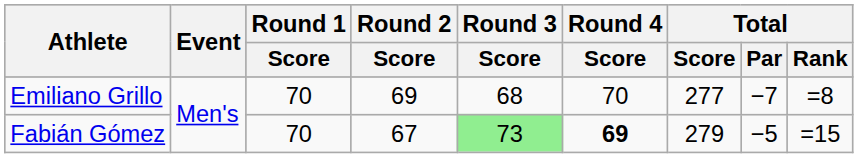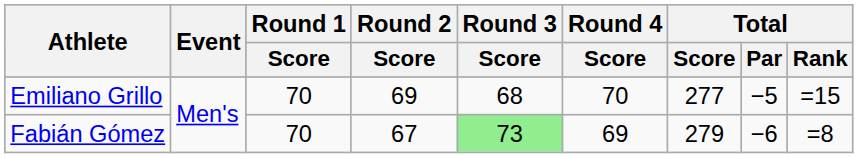(764, 96) −7 -> (764, 96) −5
(820, 96) =8 -> (820, 96) =15
(615, 134) bold -> (615, 134) normal
(764, 134) −5 -> (764, 134) −6
(820, 134) =15 -> (820, 134) =8
